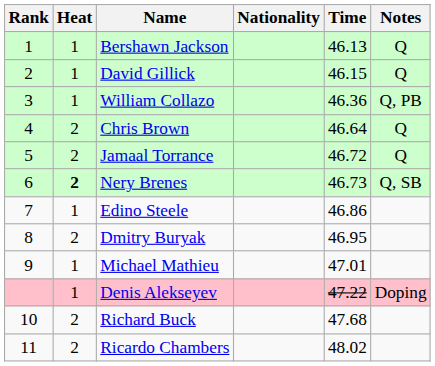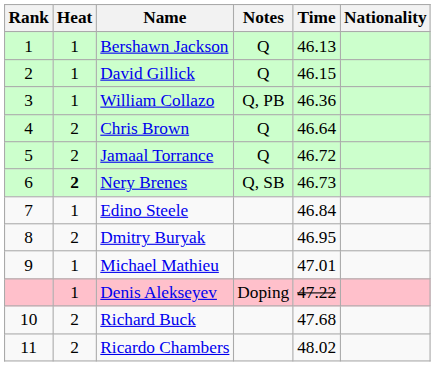columns swapped: (279, 18) <-> (401, 18)
(347, 210) 46.86 -> (317, 210) 46.84
